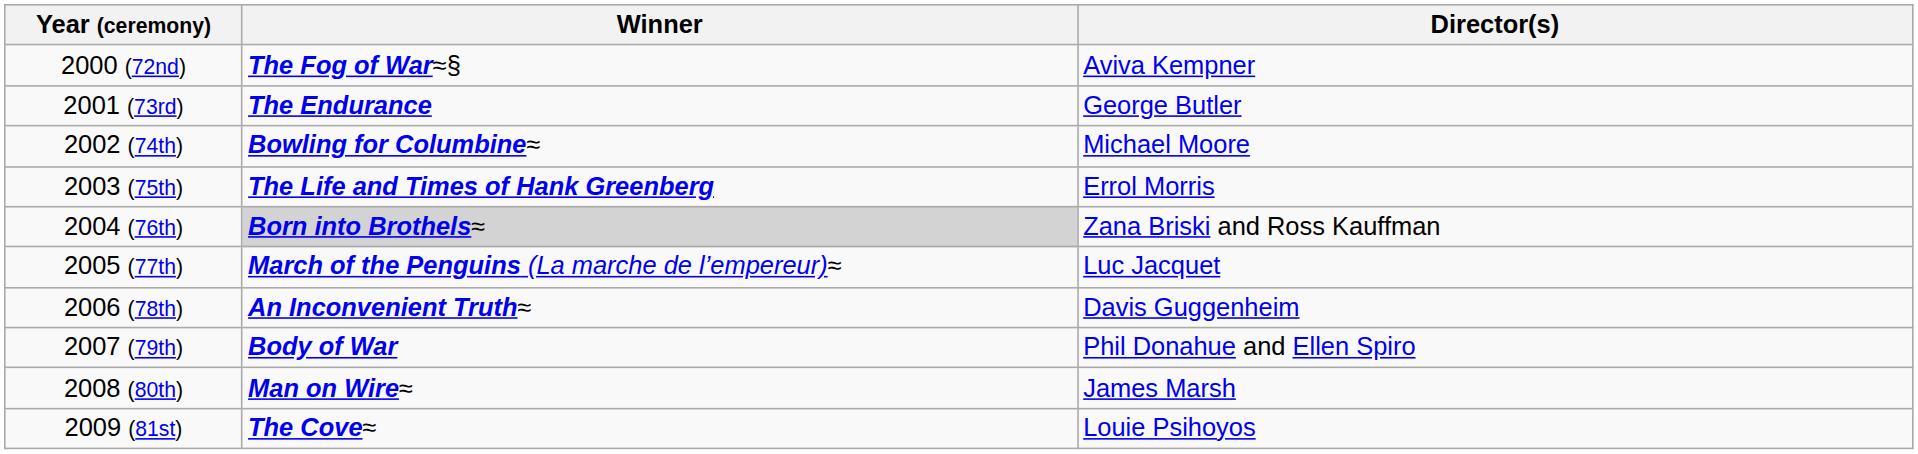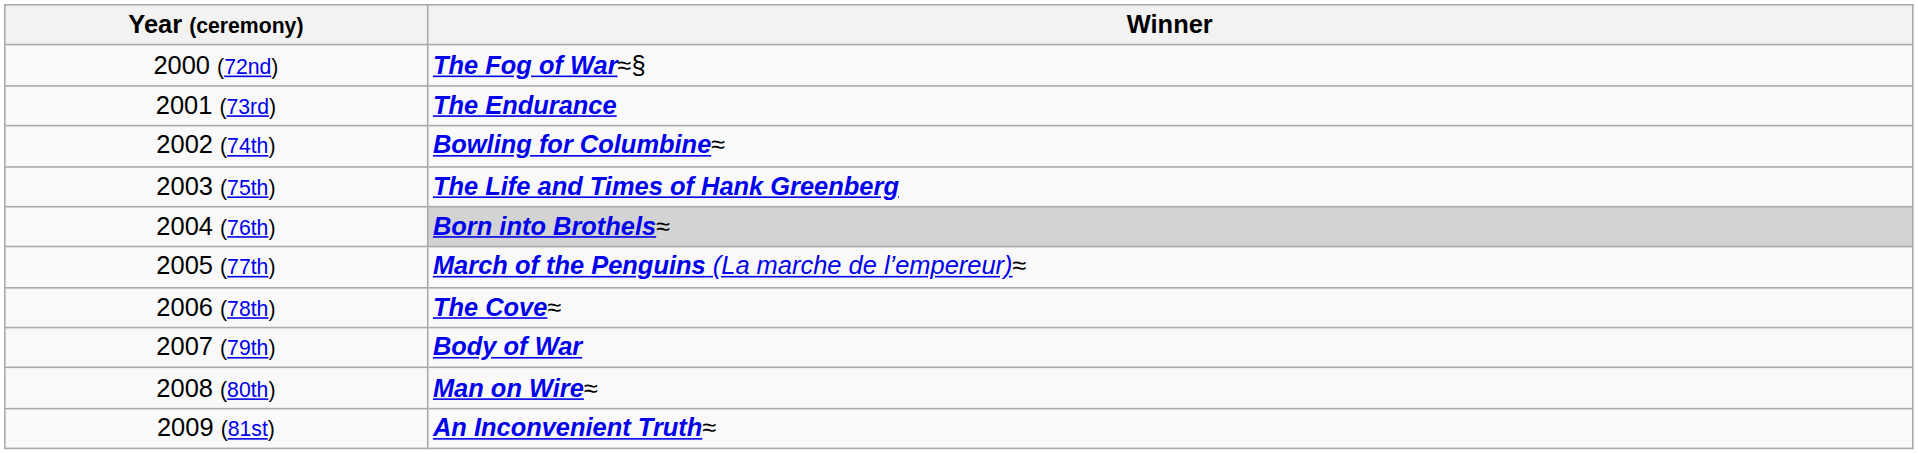- column: (1495, 24)
(390, 307) An Inconvenient Truth≈ -> (497, 307) The Cove≈
(312, 428) The Cove≈ -> (575, 428) An Inconvenient Truth≈
